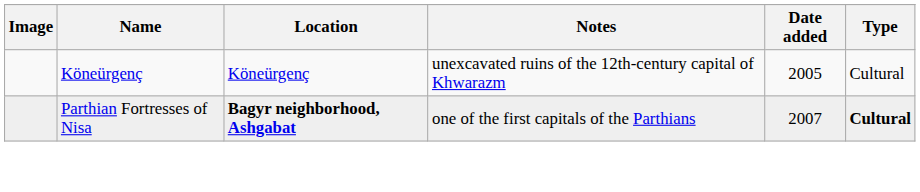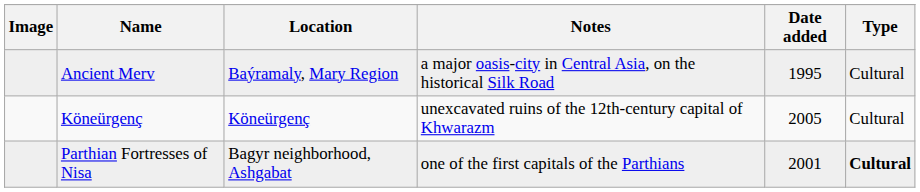+ row: (108, 72)
(304, 118) bold -> (300, 163) normal
(805, 118) 2007 -> (805, 163) 2001
